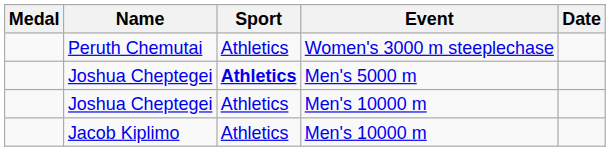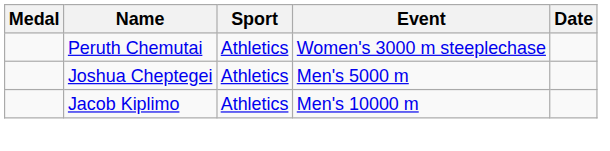(259, 76) bold -> (255, 76) normal
- row: (140, 104)
